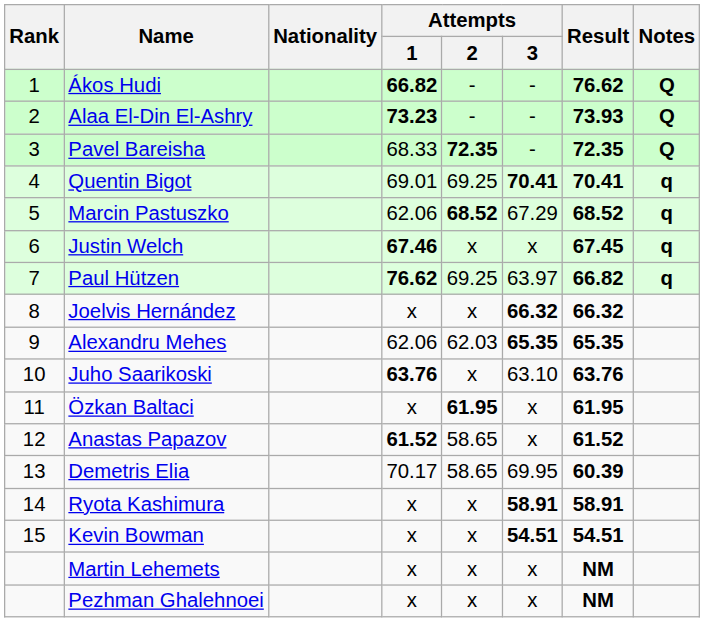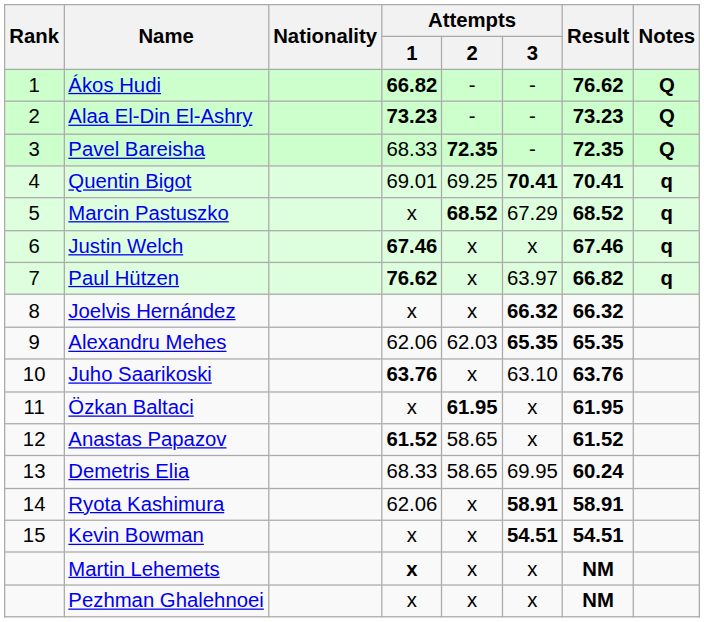(598, 117) 73.93 -> (598, 117) 73.23
(412, 213) 62.06 -> (412, 213) x
(598, 246) 67.45 -> (598, 246) 67.46
(472, 278) 69.25 -> (472, 278) x
(412, 471) 70.17 -> (412, 471) 68.33
(598, 471) 60.39 -> (598, 471) 60.24
(412, 504) x -> (412, 504) 62.06
(412, 568) normal -> (412, 568) bold
